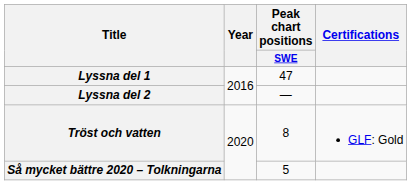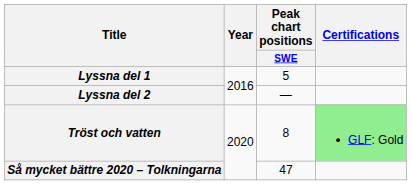(286, 76) 47 -> (286, 76) 5
(361, 140) no background -> (361, 140) lightgreen background
(286, 170) 5 -> (286, 170) 47
